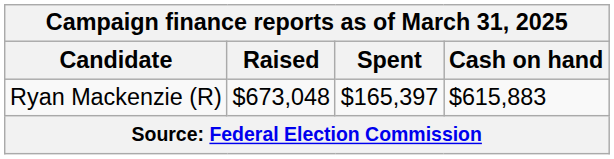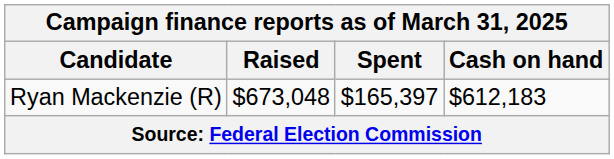(498, 97) $615,883 -> (498, 97) $612,183
